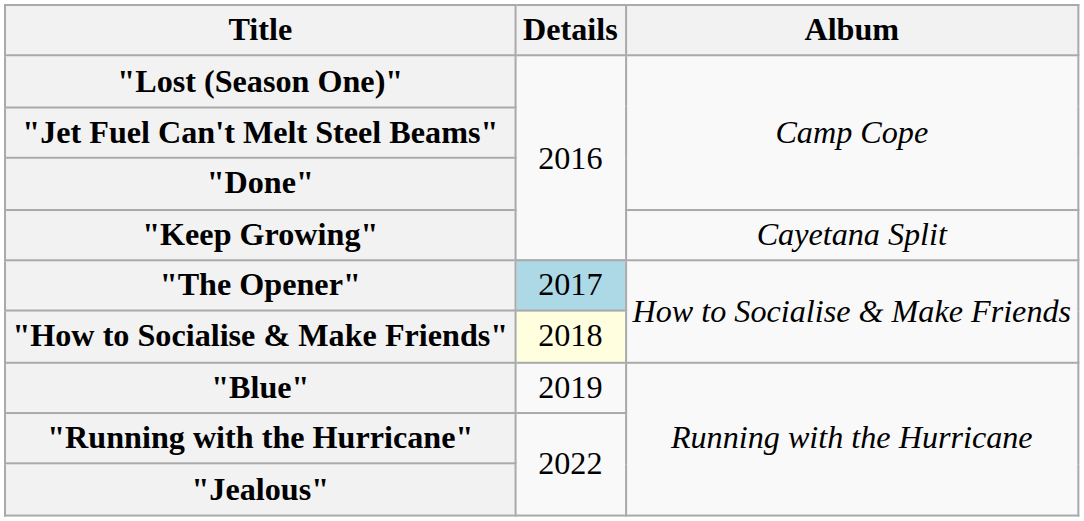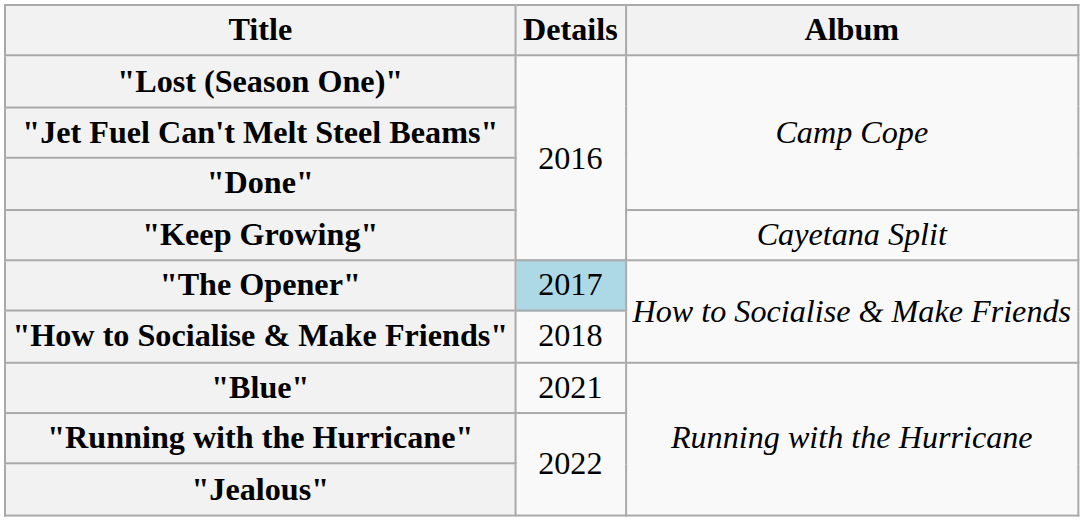(570, 336) lightyellow background -> (570, 336) no background
(570, 387) 2019 -> (570, 387) 2021
